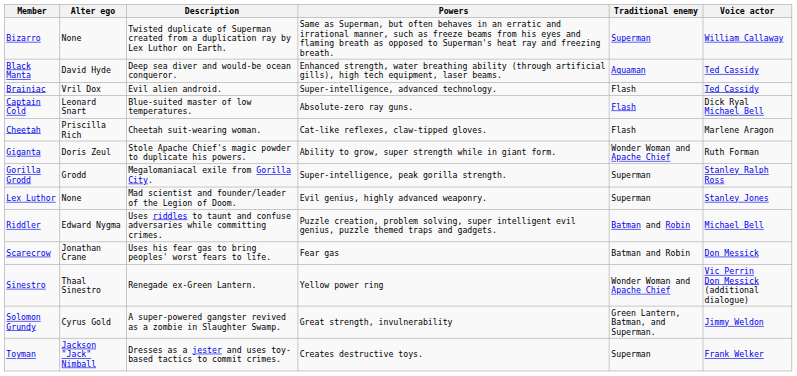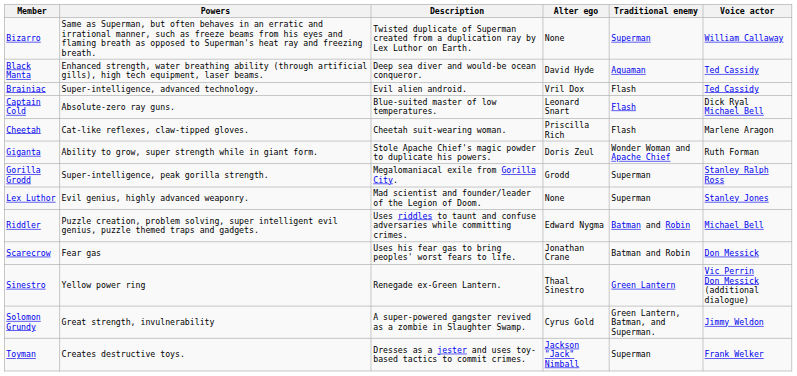columns swapped: (93, 11) <-> (454, 11)
(651, 285) Wonder Woman and Apache Chief -> (643, 285) Green Lantern
